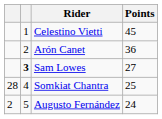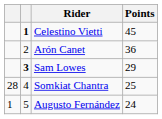(26, 31) normal -> (26, 31) bold
(131, 67) 27 -> (131, 67) 29
(10, 104) 2 -> (10, 104) 1
